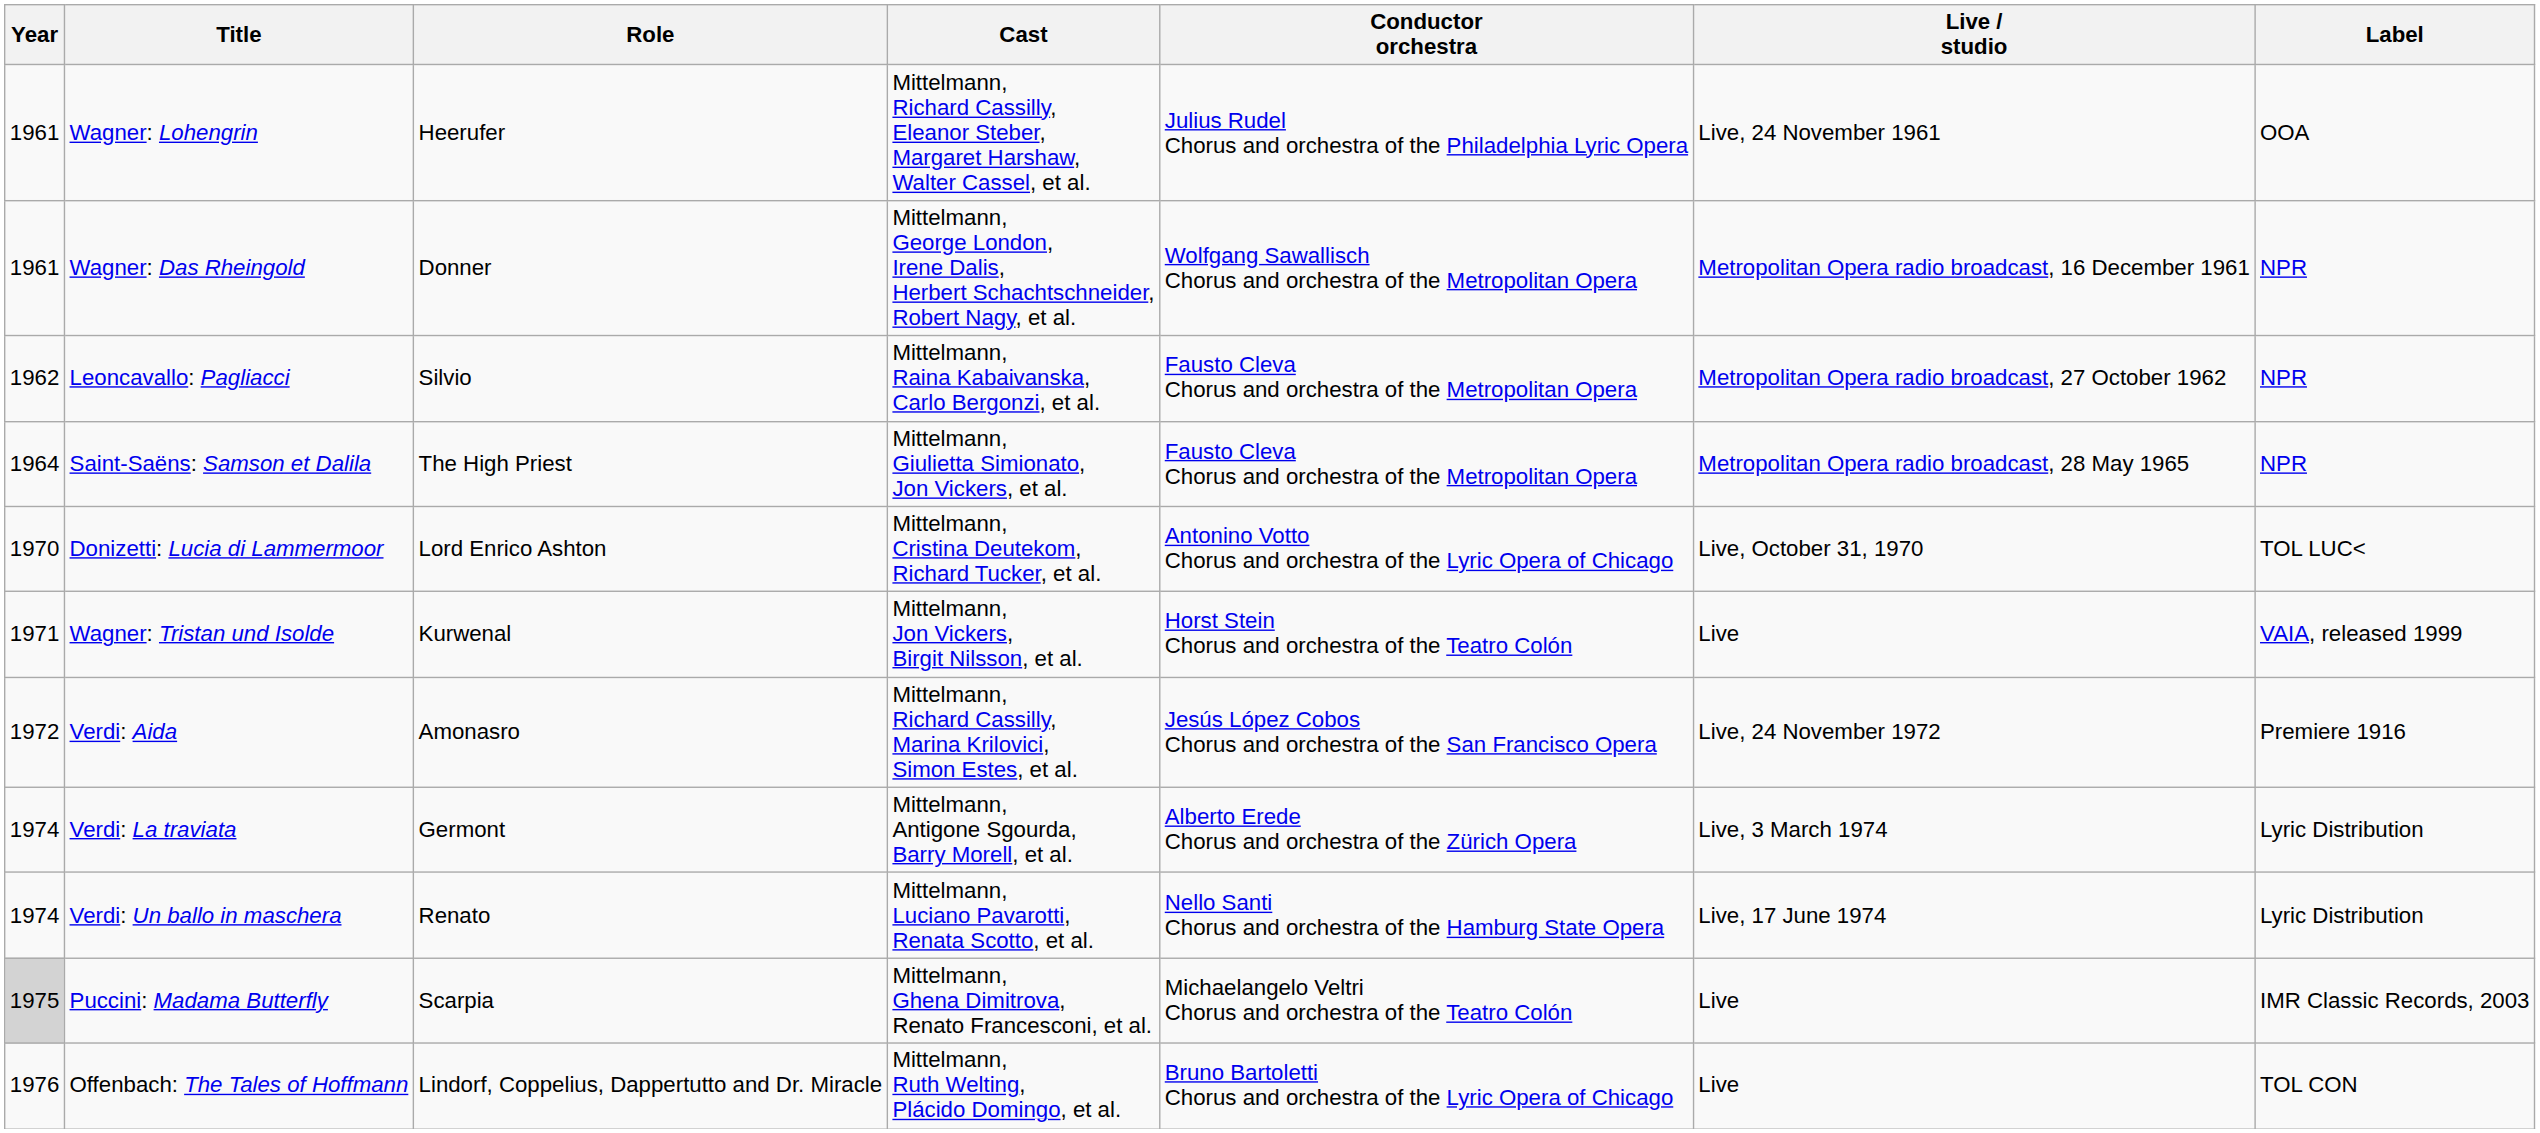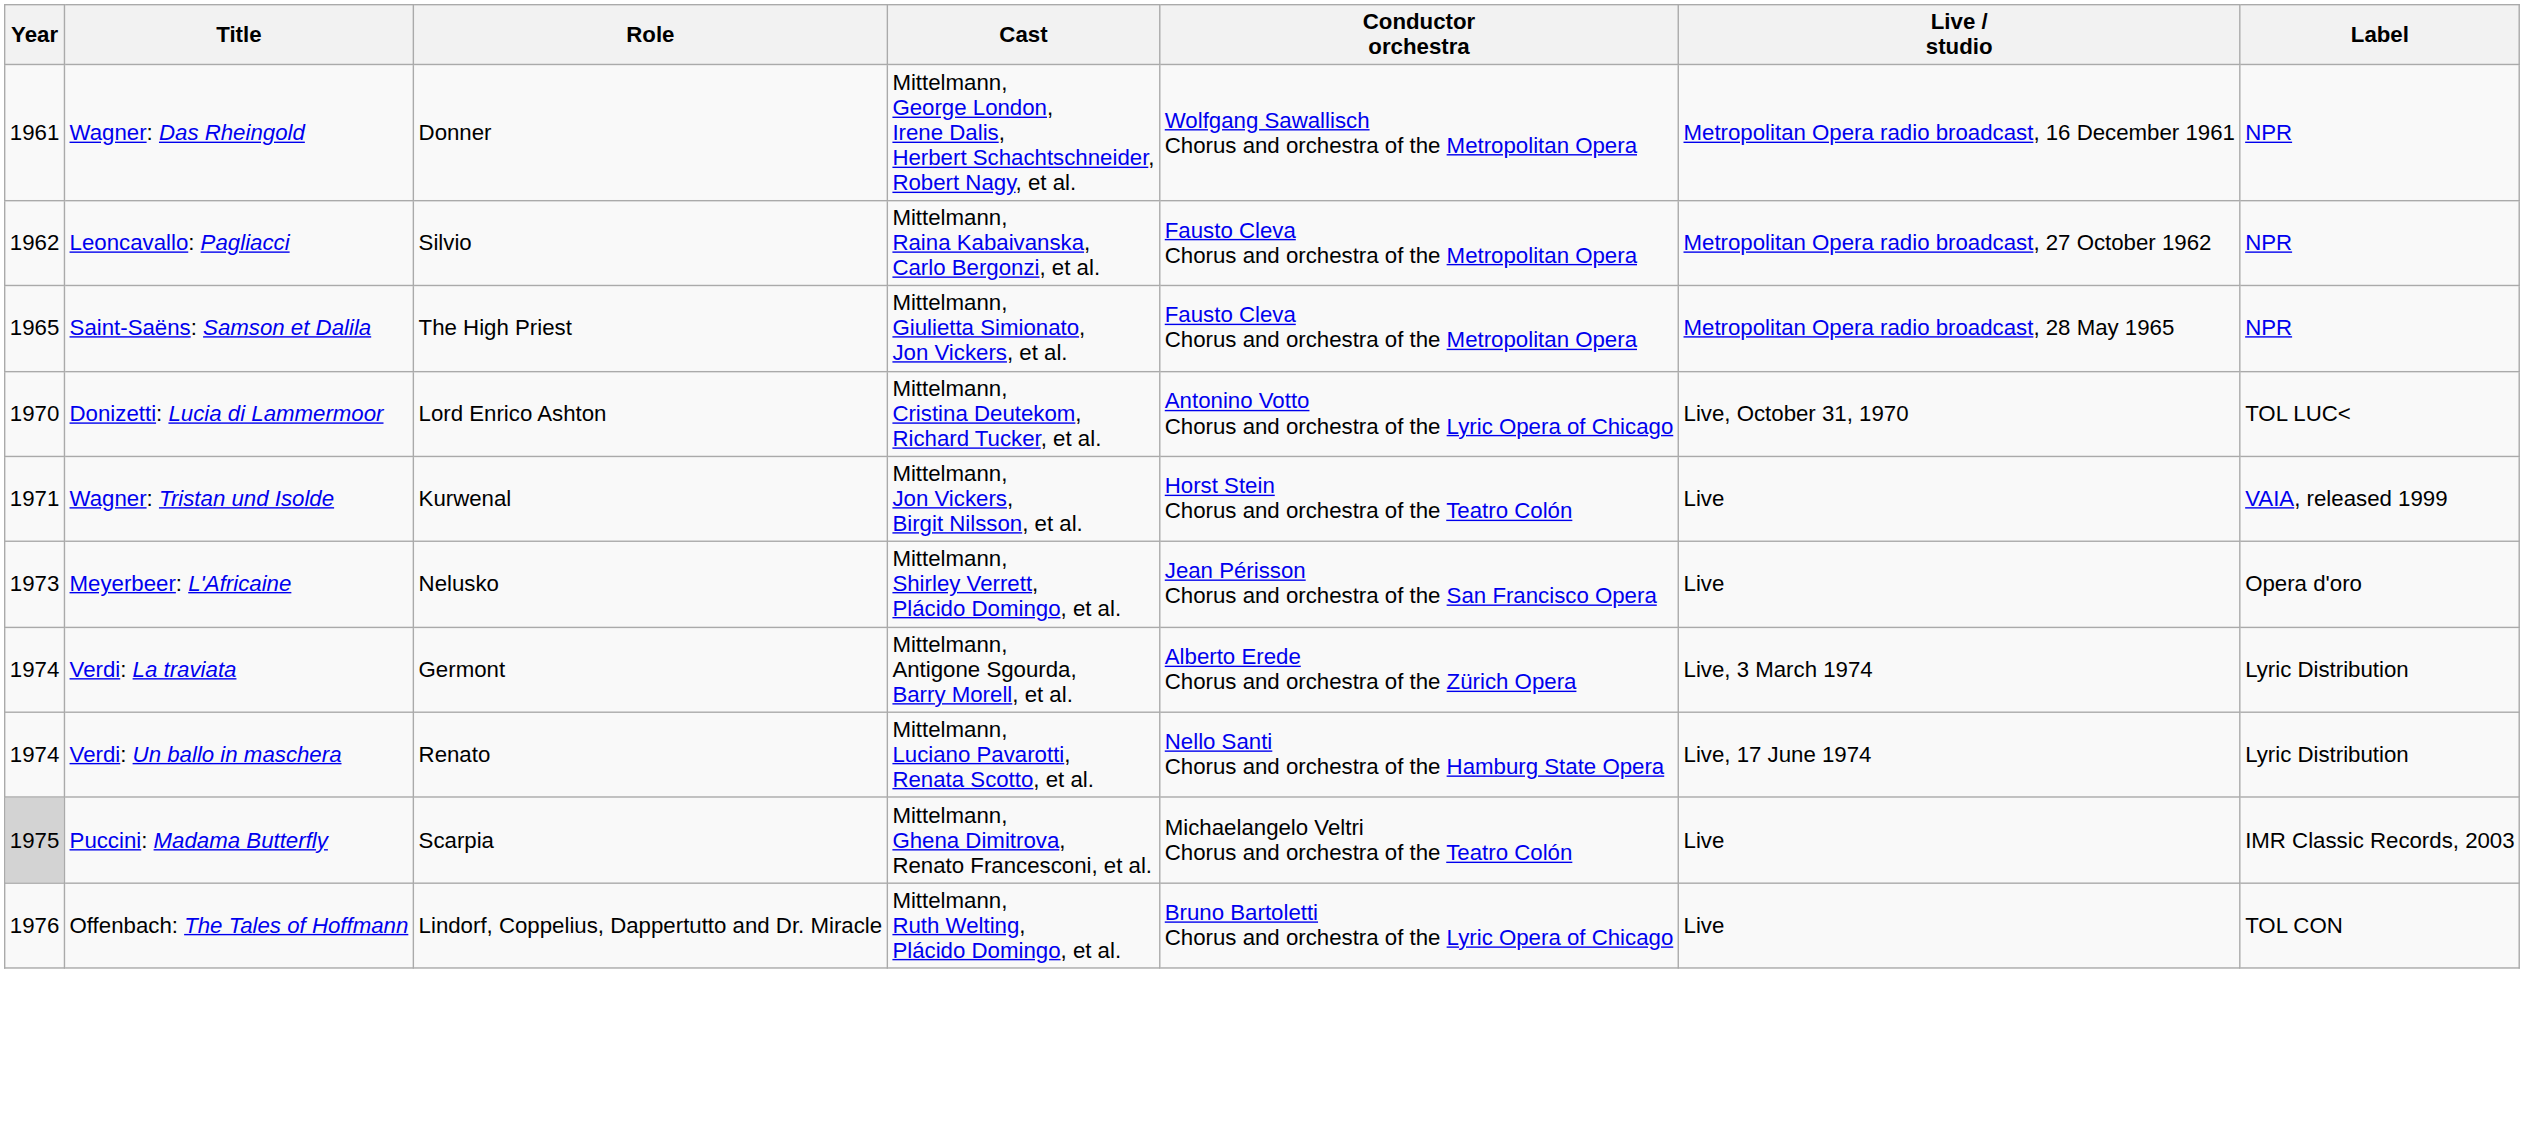- row: (164, 132)
(35, 463) 1964 -> (35, 328) 1965
- row: (123, 731)
+ row: (180, 584)
